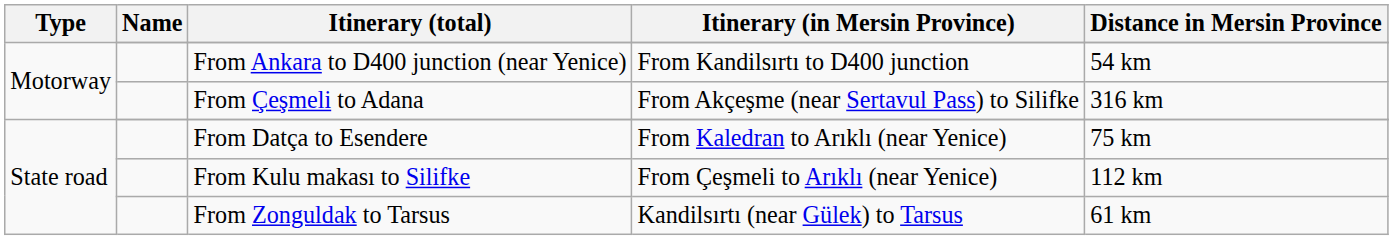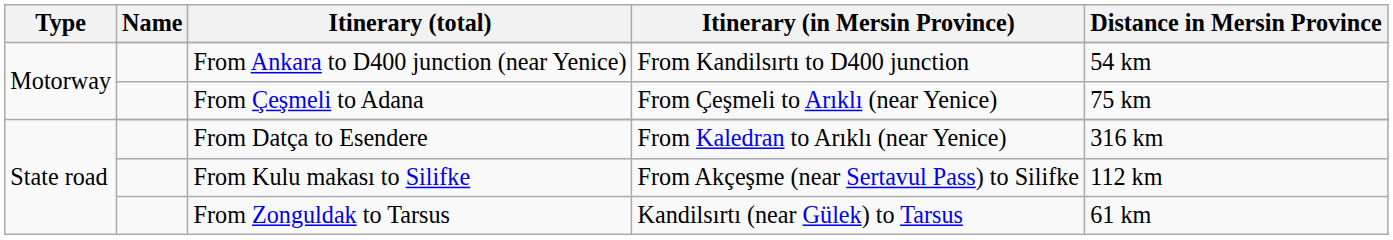(858, 100) From Akçeşme (near Sertavul Pass) to Silifke -> (817, 100) From Çeşmeli to Arıklı (near Yenice)
(1127, 100) 316 km -> (1121, 100) 75 km
(1121, 138) 75 km -> (1127, 138) 316 km
(817, 176) From Çeşmeli to Arıklı (near Yenice) -> (858, 176) From Akçeşme (near Sertavul Pass) to Silifke
